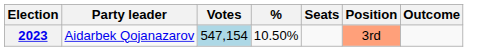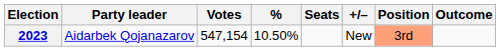+ column: (359, 14)
(224, 35) lightblue background -> (224, 35) no background
